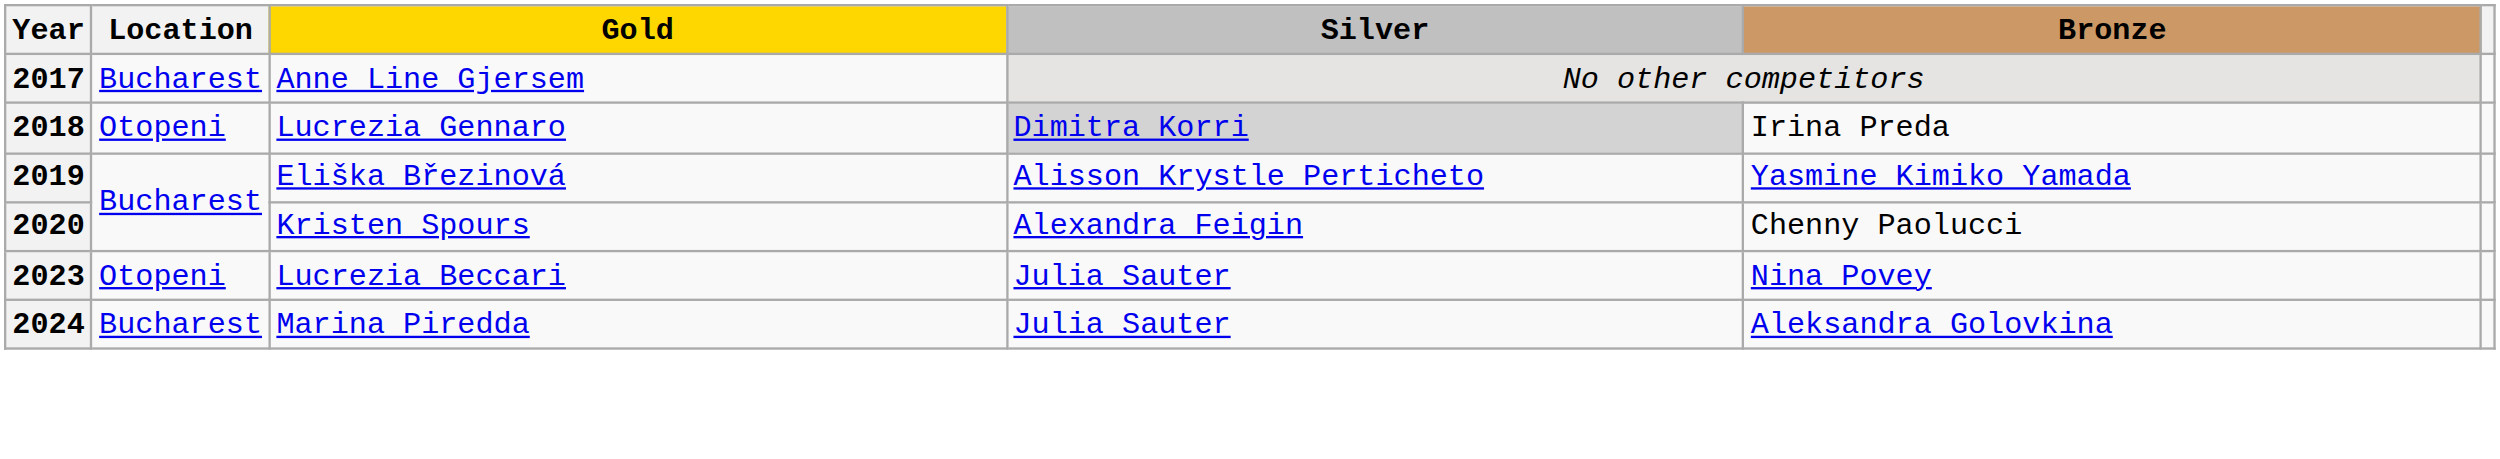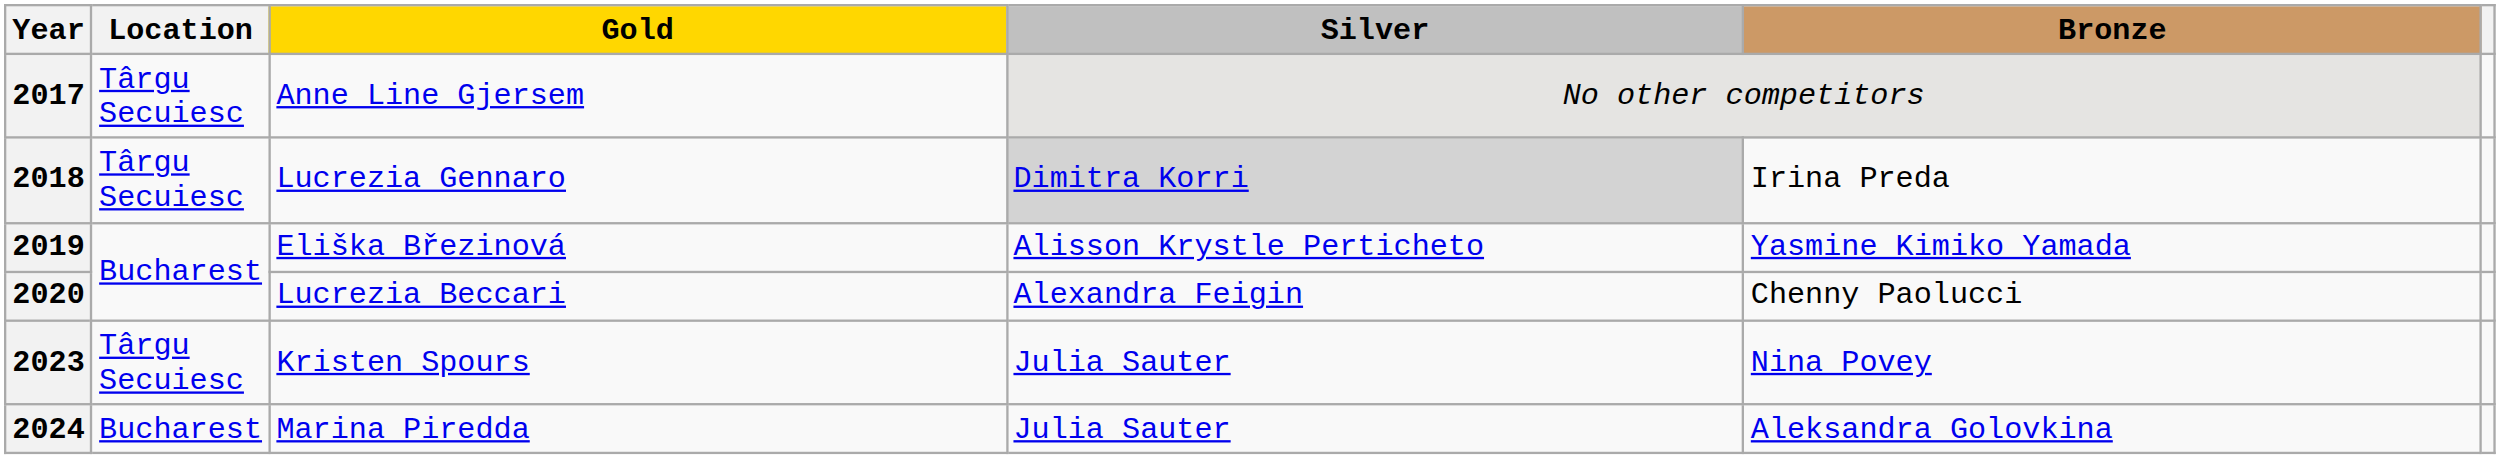(181, 79) Bucharest -> (172, 96) Târgu Secuiesc
(162, 128) Otopeni -> (172, 180) Târgu Secuiesc
(403, 226) Kristen Spours -> (421, 296) Lucrezia Beccari
(162, 276) Otopeni -> (172, 363) Târgu Secuiesc
(421, 276) Lucrezia Beccari -> (403, 363) Kristen Spours
